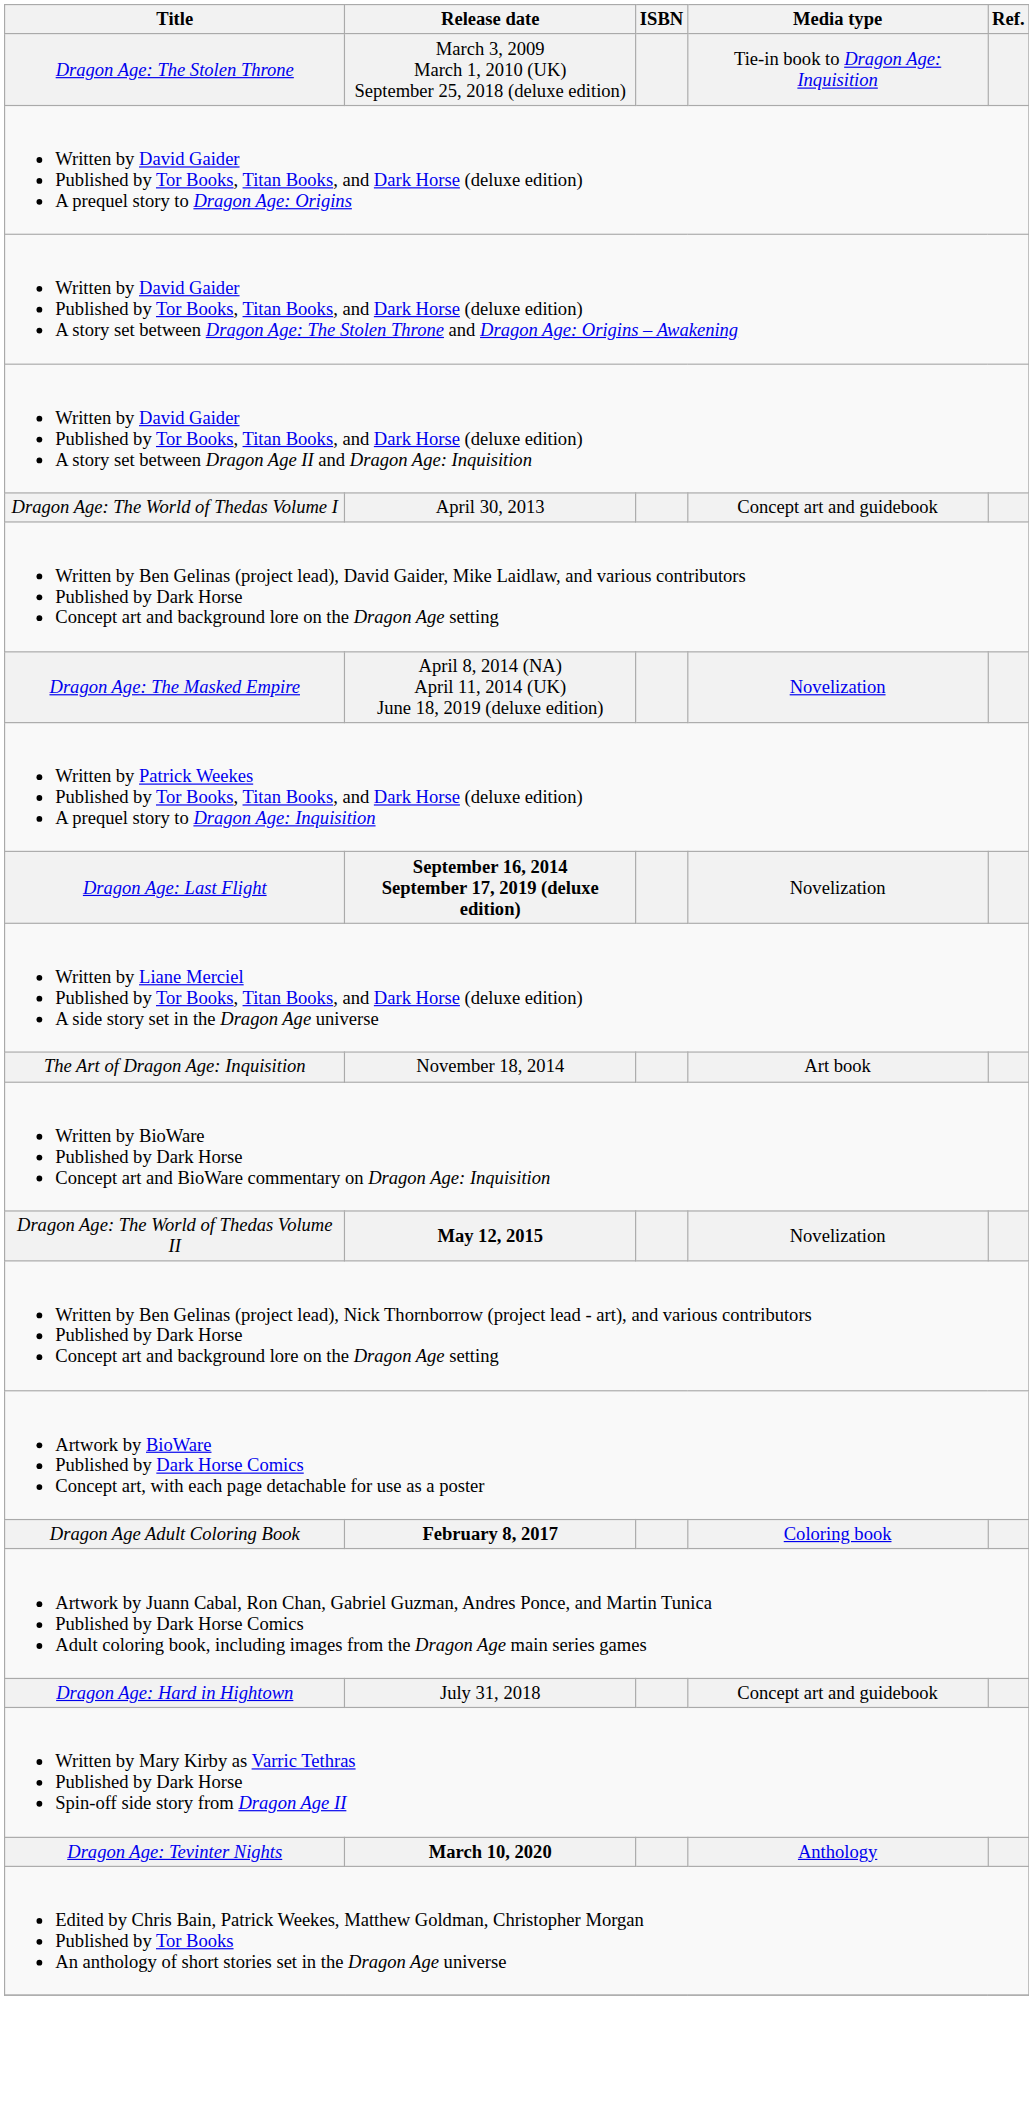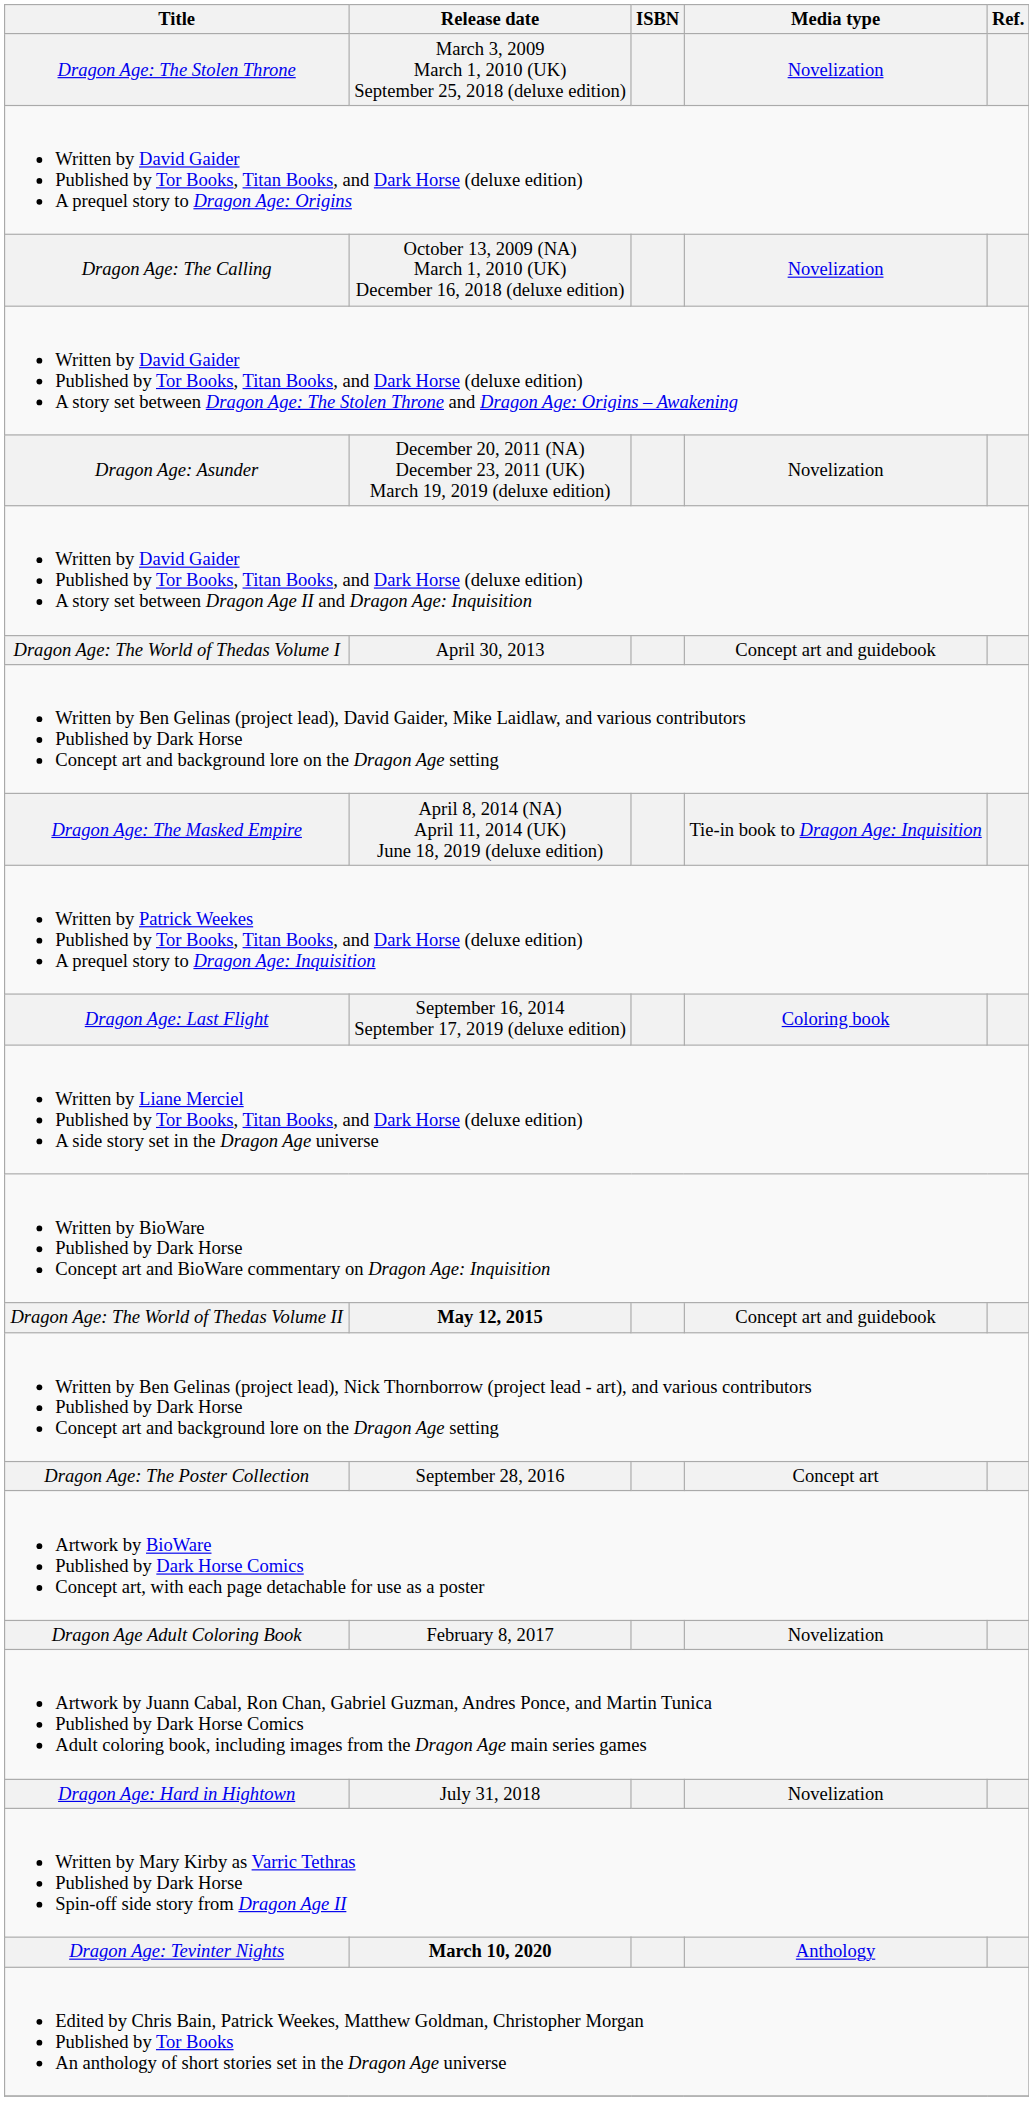(838, 69) Tie-in book to Dragon Age: Inquisition -> (836, 69) Novelization
+ row: (177, 269)
+ row: (177, 470)
(838, 686) Novelization -> (836, 829) Tie-in book to Dragon Age: Inquisition
(490, 887) bold -> (490, 1019) normal
(838, 887) Novelization -> (836, 1019) Coloring book
- row: (175, 1066)
(838, 1235) Novelization -> (836, 1317) Concept art and guidebook
+ row: (177, 1476)
(490, 1534) bold -> (490, 1634) normal
(838, 1534) Coloring book -> (836, 1634) Novelization
(838, 1692) Concept art and guidebook -> (836, 1793) Novelization
